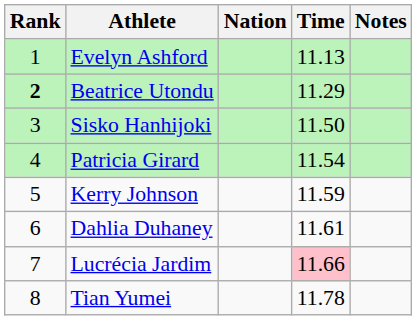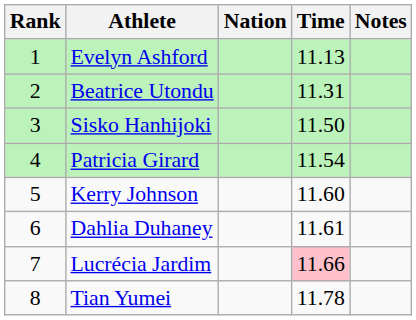(35, 90) bold -> (35, 90) normal
(321, 90) 11.29 -> (321, 90) 11.31
(321, 194) 11.59 -> (321, 194) 11.60
